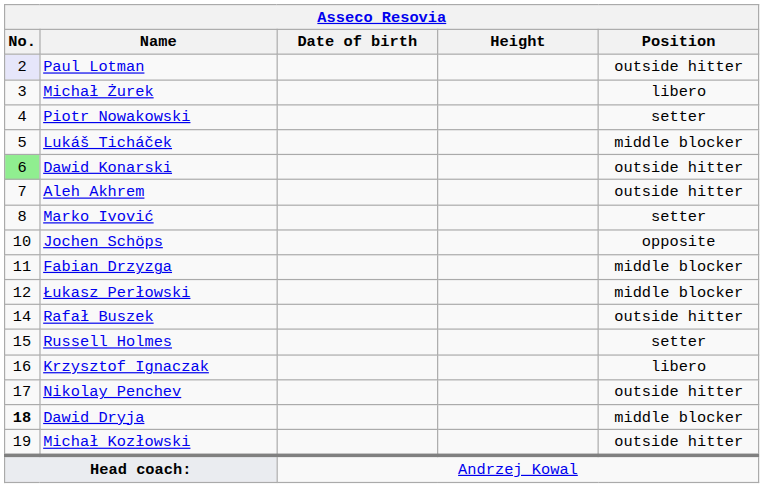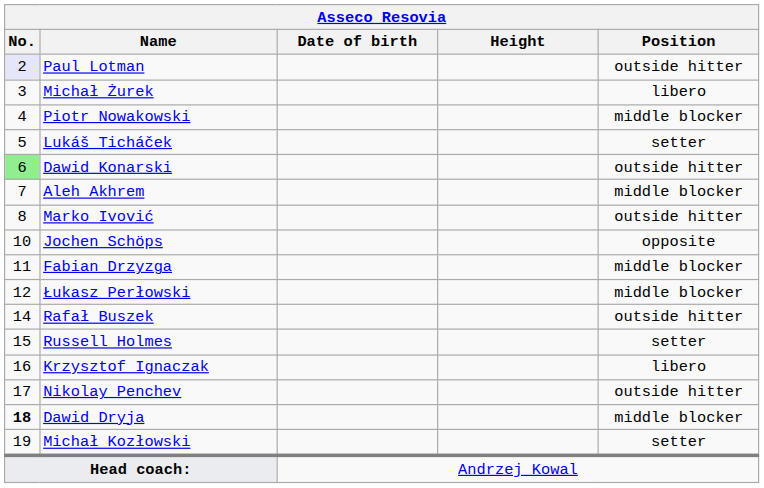(679, 117) setter -> (679, 117) middle blocker
(679, 142) middle blocker -> (679, 142) setter
(679, 192) outside hitter -> (679, 192) middle blocker
(679, 217) setter -> (679, 217) outside hitter
(679, 442) outside hitter -> (679, 442) setter
